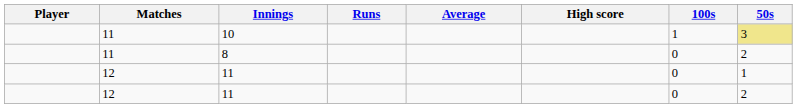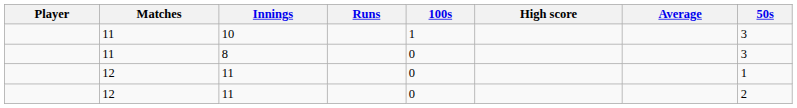columns swapped: (464, 14) <-> (703, 14)
(744, 34) khaki background -> (744, 34) no background
(744, 53) 2 -> (744, 53) 3
